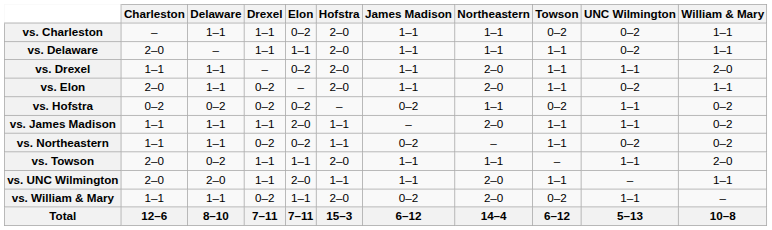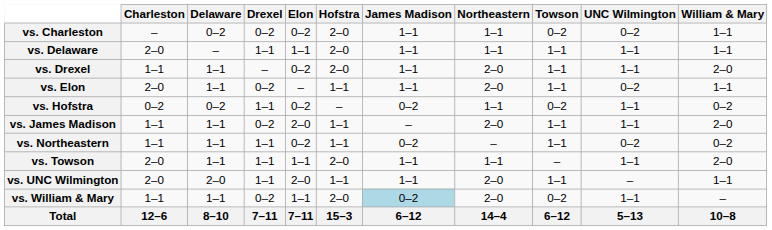(216, 32) 1–1 -> (216, 32) 0–2
(265, 32) 1–1 -> (265, 32) 0–2
(630, 51) 0–2 -> (630, 51) 1–1
(339, 88) 2–0 -> (339, 88) 1–1
(265, 106) 0–2 -> (265, 106) 1–1
(265, 125) 1–1 -> (265, 125) 0–2
(723, 125) 0–2 -> (723, 125) 2–0
(265, 143) 0–2 -> (265, 143) 1–1
(216, 161) 0–2 -> (216, 161) 1–1
(408, 198) no background -> (408, 198) lightblue background
